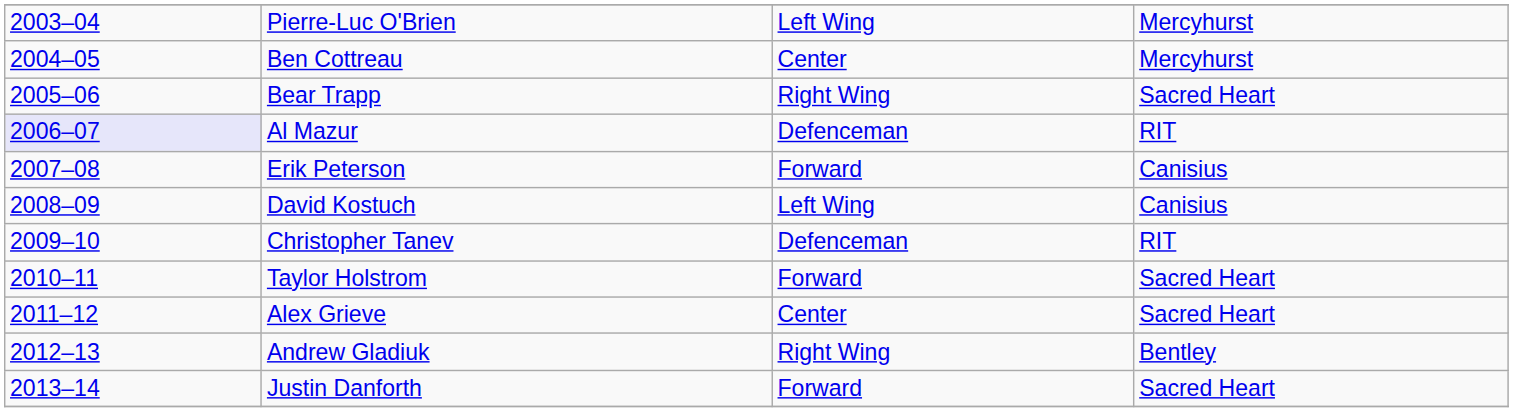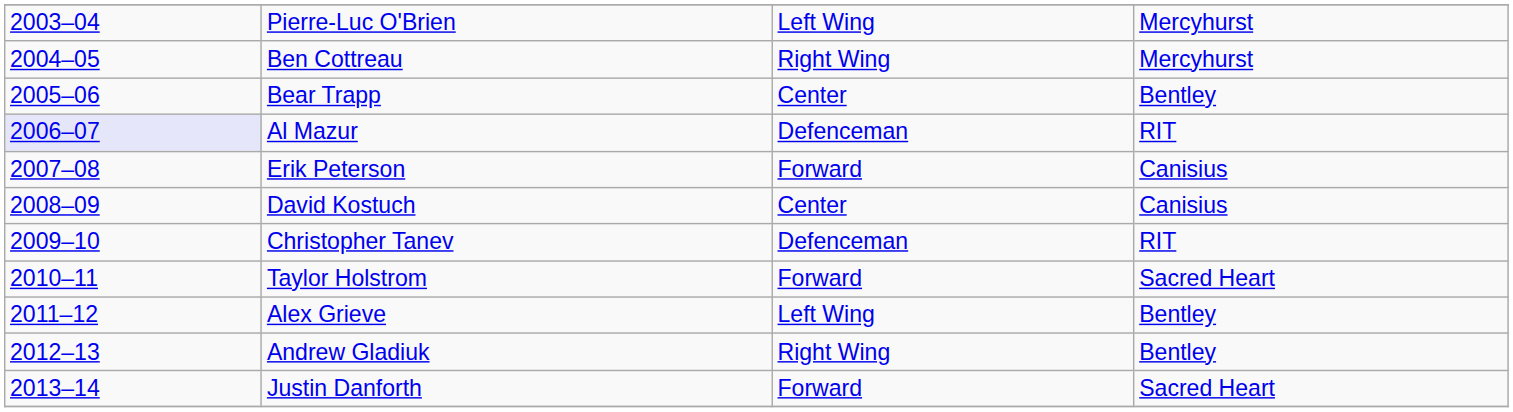(812, 59) Center -> (834, 59) Right Wing
(834, 95) Right Wing -> (812, 95) Center
(1207, 95) Sacred Heart -> (1178, 95) Bentley
(826, 205) Left Wing -> (812, 205) Center
(812, 315) Center -> (826, 315) Left Wing
(1207, 315) Sacred Heart -> (1178, 315) Bentley
